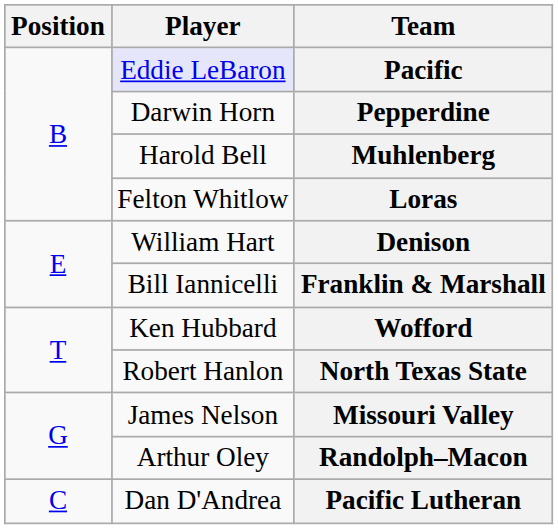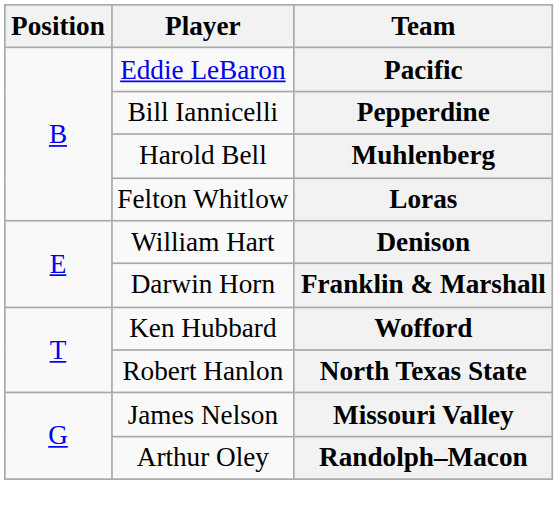(203, 69) lavender background -> (203, 69) no background
(203, 112) Darwin Horn -> (203, 112) Bill Iannicelli
(203, 284) Bill Iannicelli -> (203, 284) Darwin Horn
- row: (423, 500)
